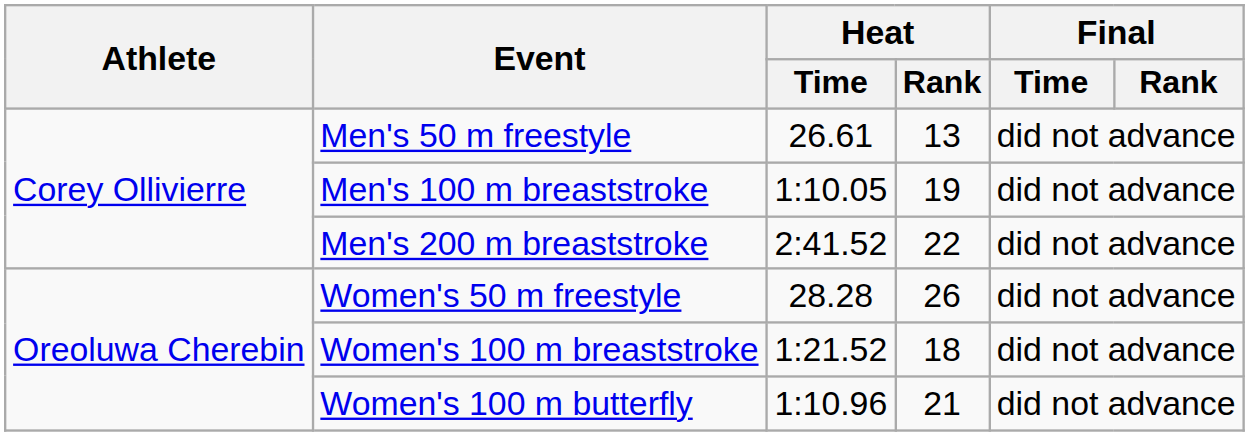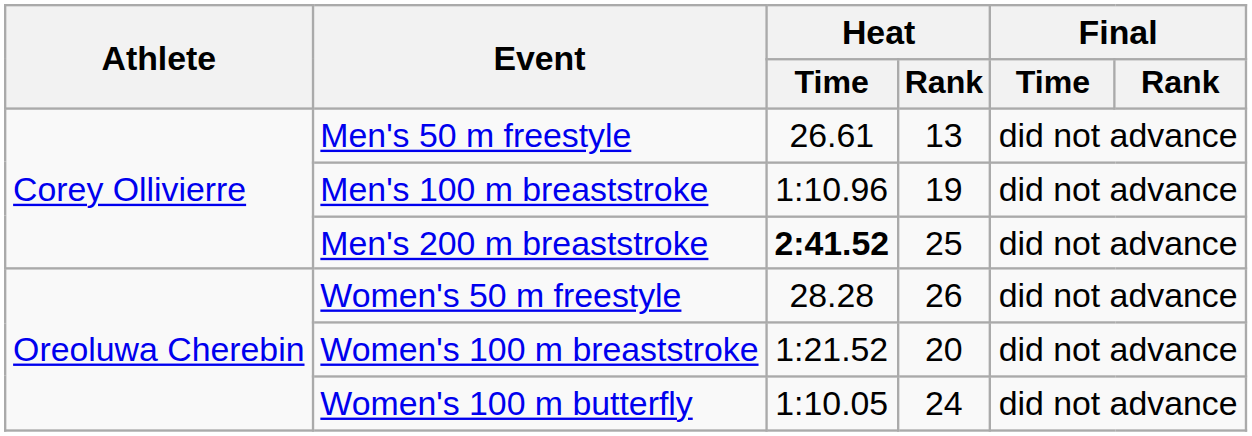(831, 190) 1:10.05 -> (832, 190) 1:10.96
(831, 243) normal -> (832, 243) bold
(942, 243) 22 -> (944, 243) 25
(942, 350) 18 -> (944, 350) 20
(831, 404) 1:10.96 -> (832, 404) 1:10.05
(942, 404) 21 -> (944, 404) 24
